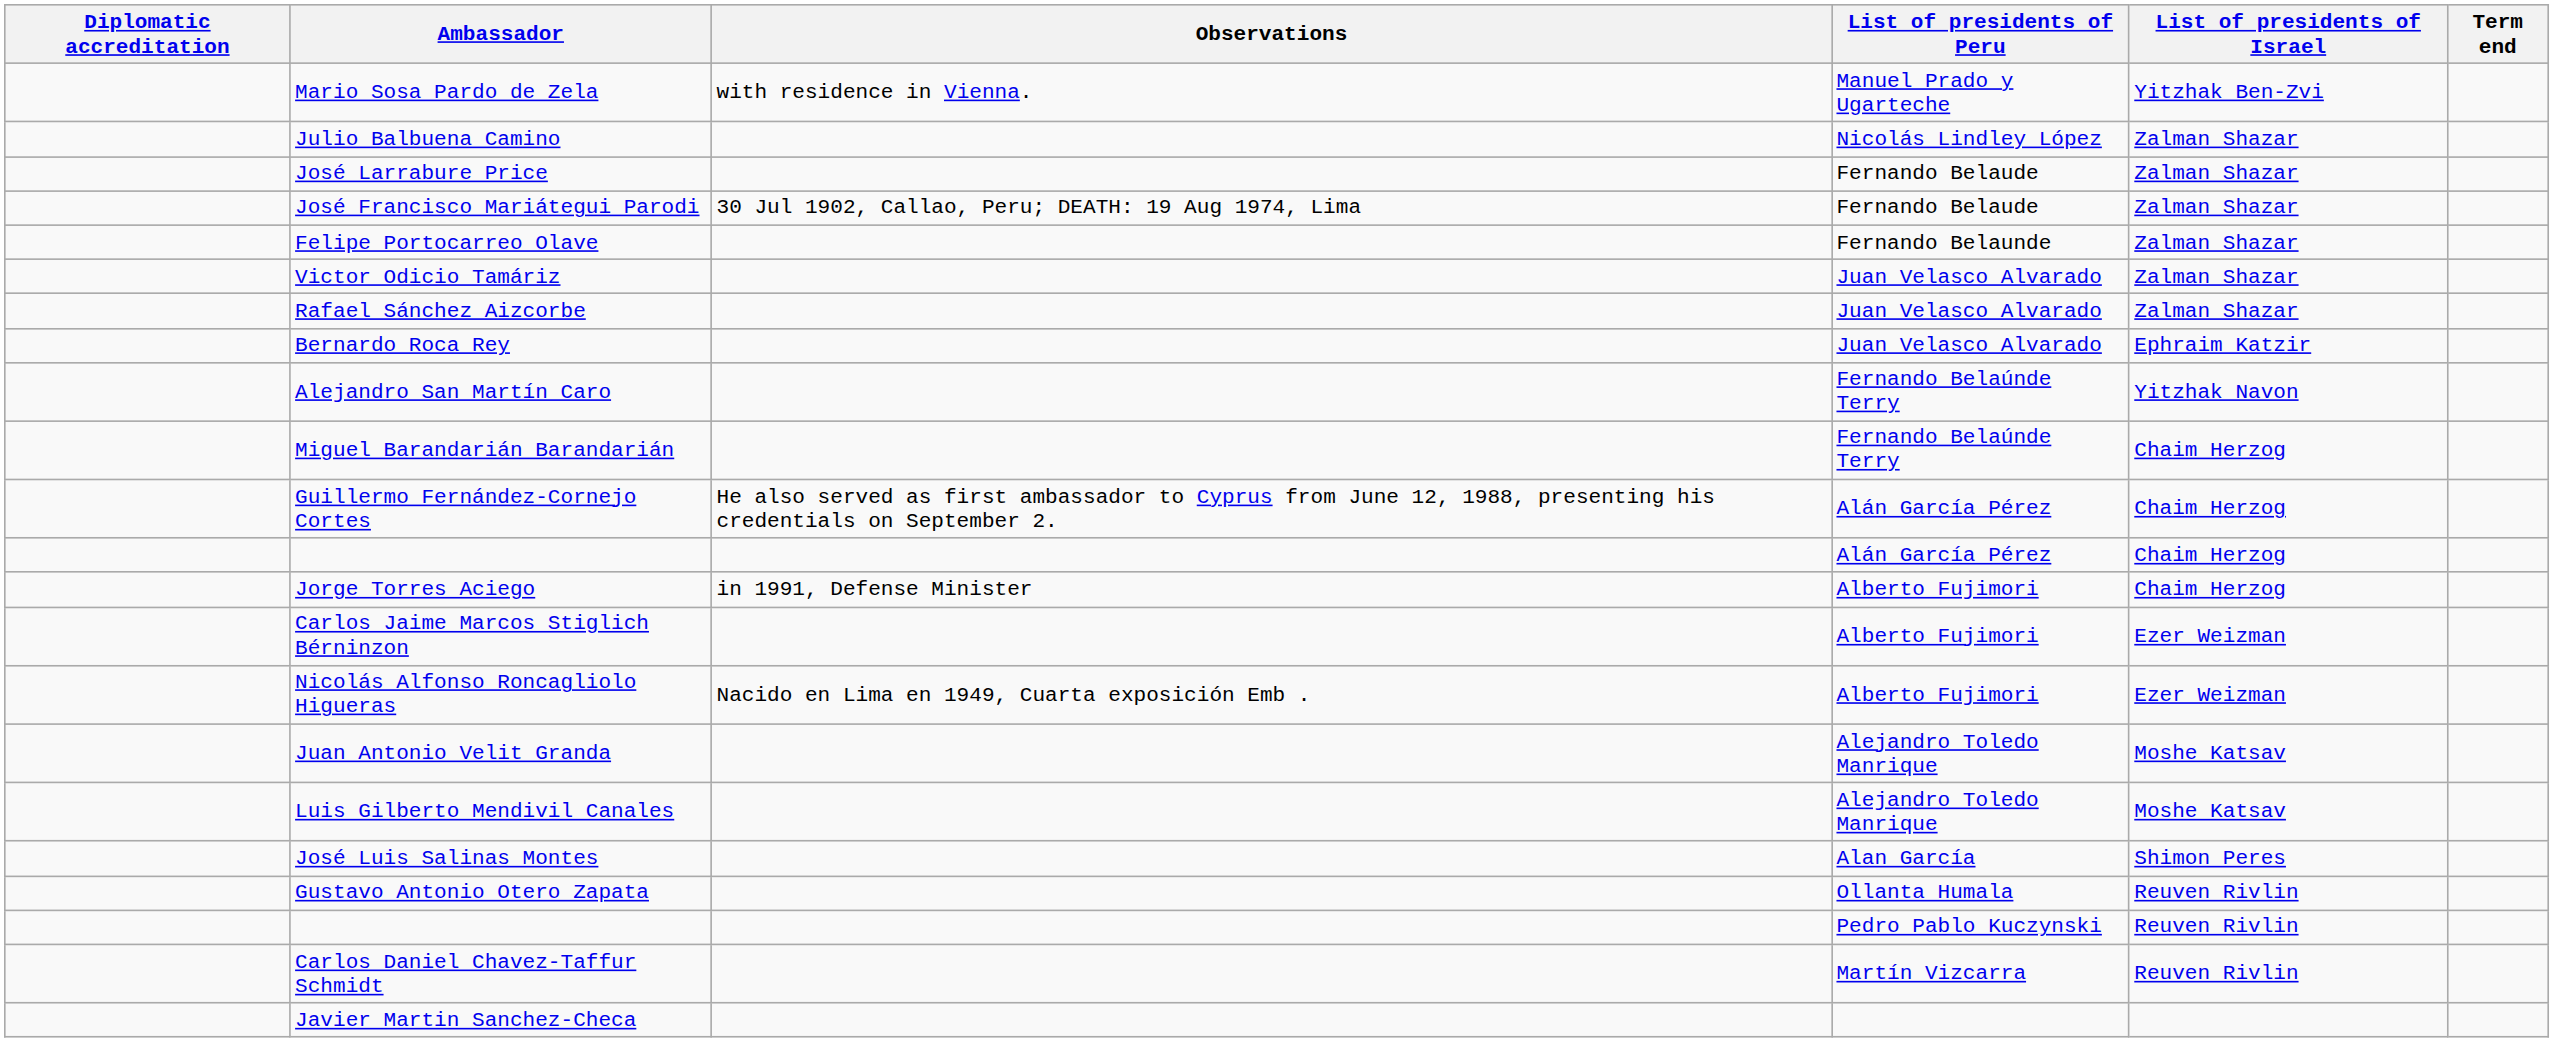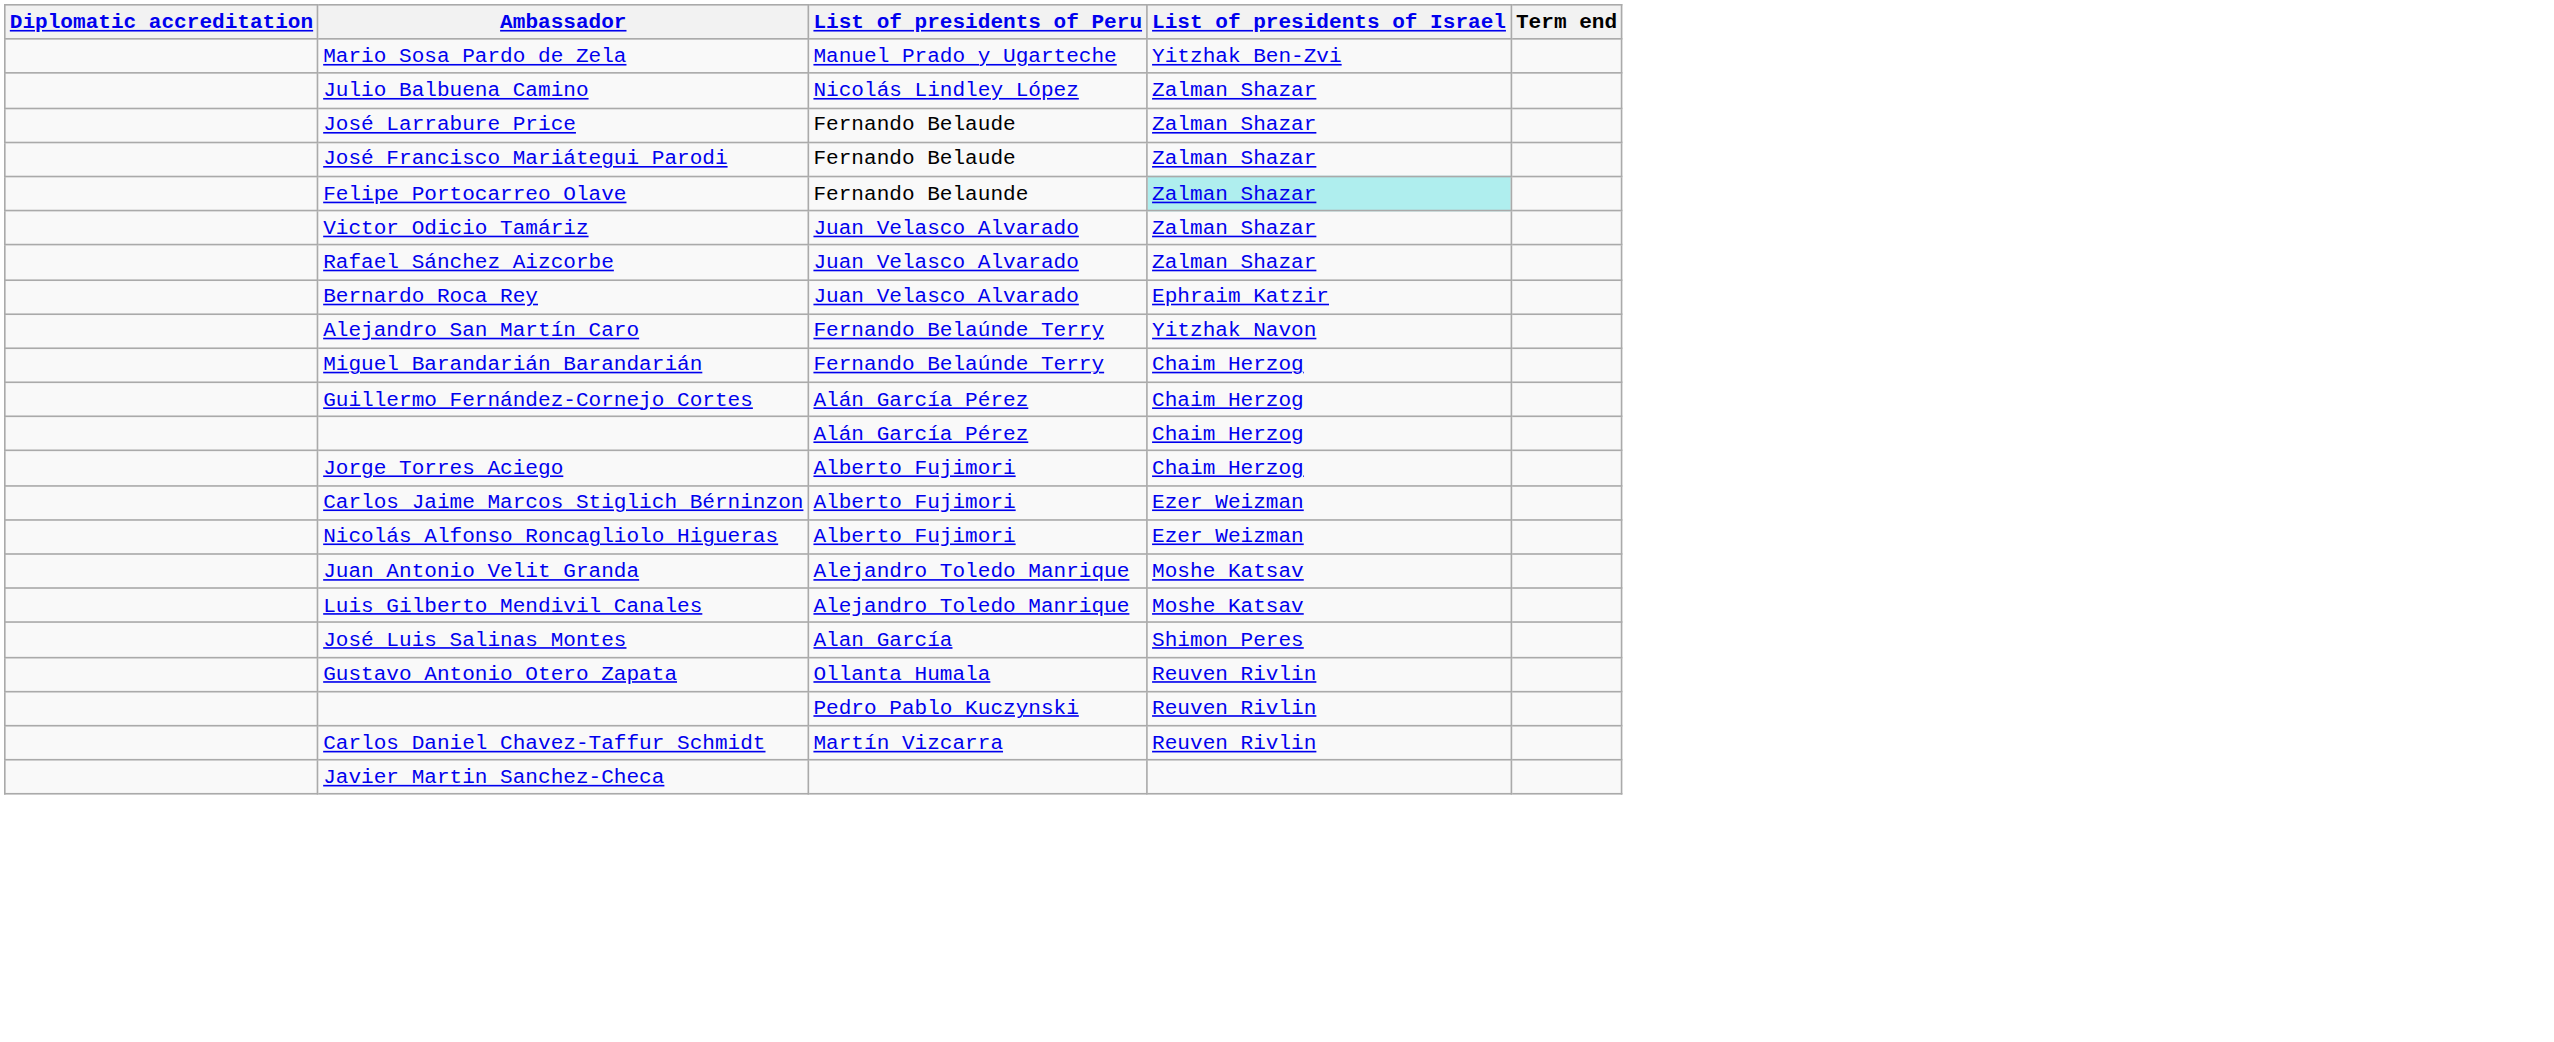- column: (1271, 34)
(2216, 242) no background -> (1234, 194) paleturquoise background
